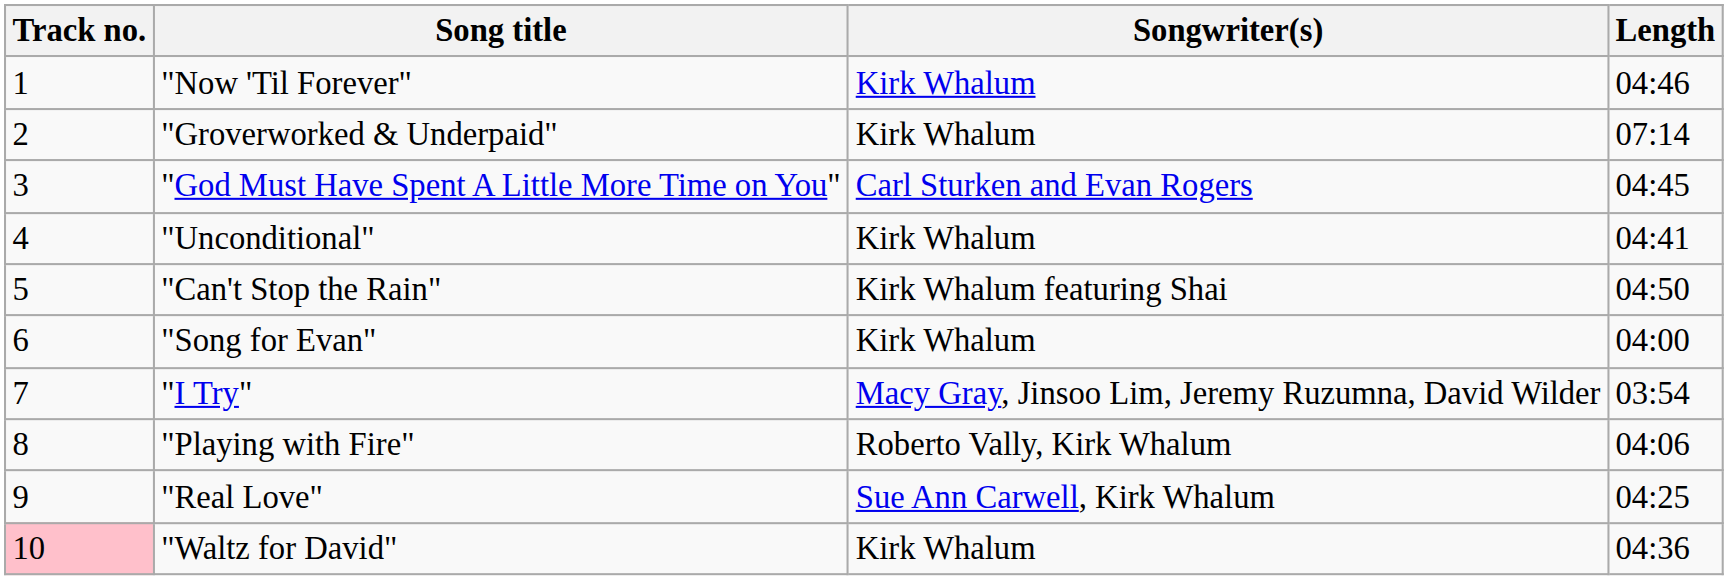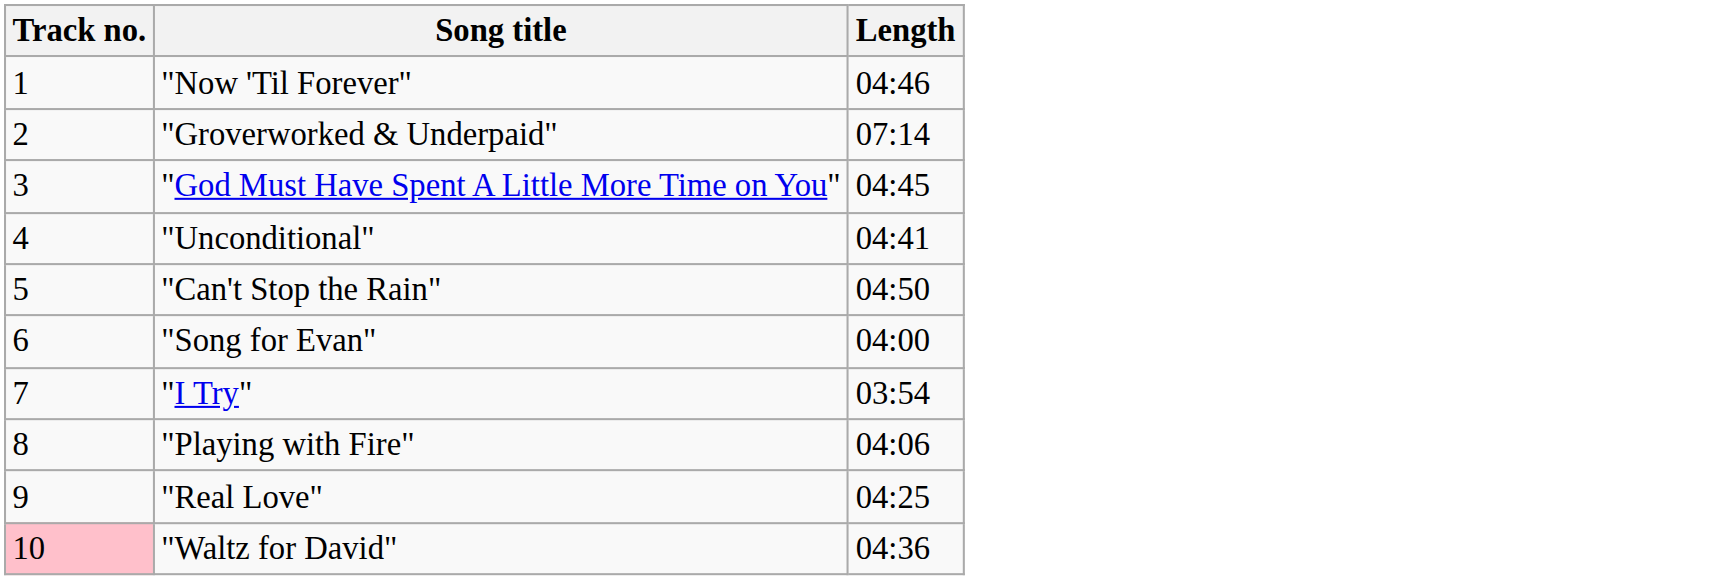- column: (1228, 30)
